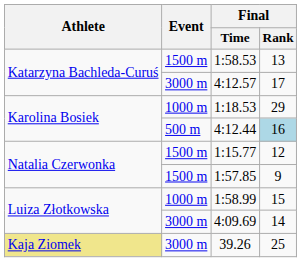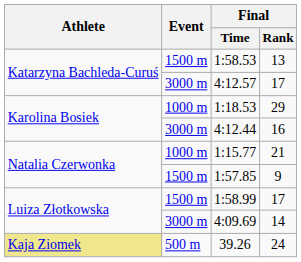(183, 130) 500 m -> (186, 130) 3000 m
(278, 130) lightblue background -> (278, 130) no background
(186, 153) 1500 m -> (186, 153) 1000 m
(278, 153) 12 -> (278, 153) 21
(186, 199) 1000 m -> (186, 199) 1500 m
(278, 199) 15 -> (278, 199) 17
(186, 245) 3000 m -> (183, 245) 500 m
(278, 245) 25 -> (278, 245) 24
